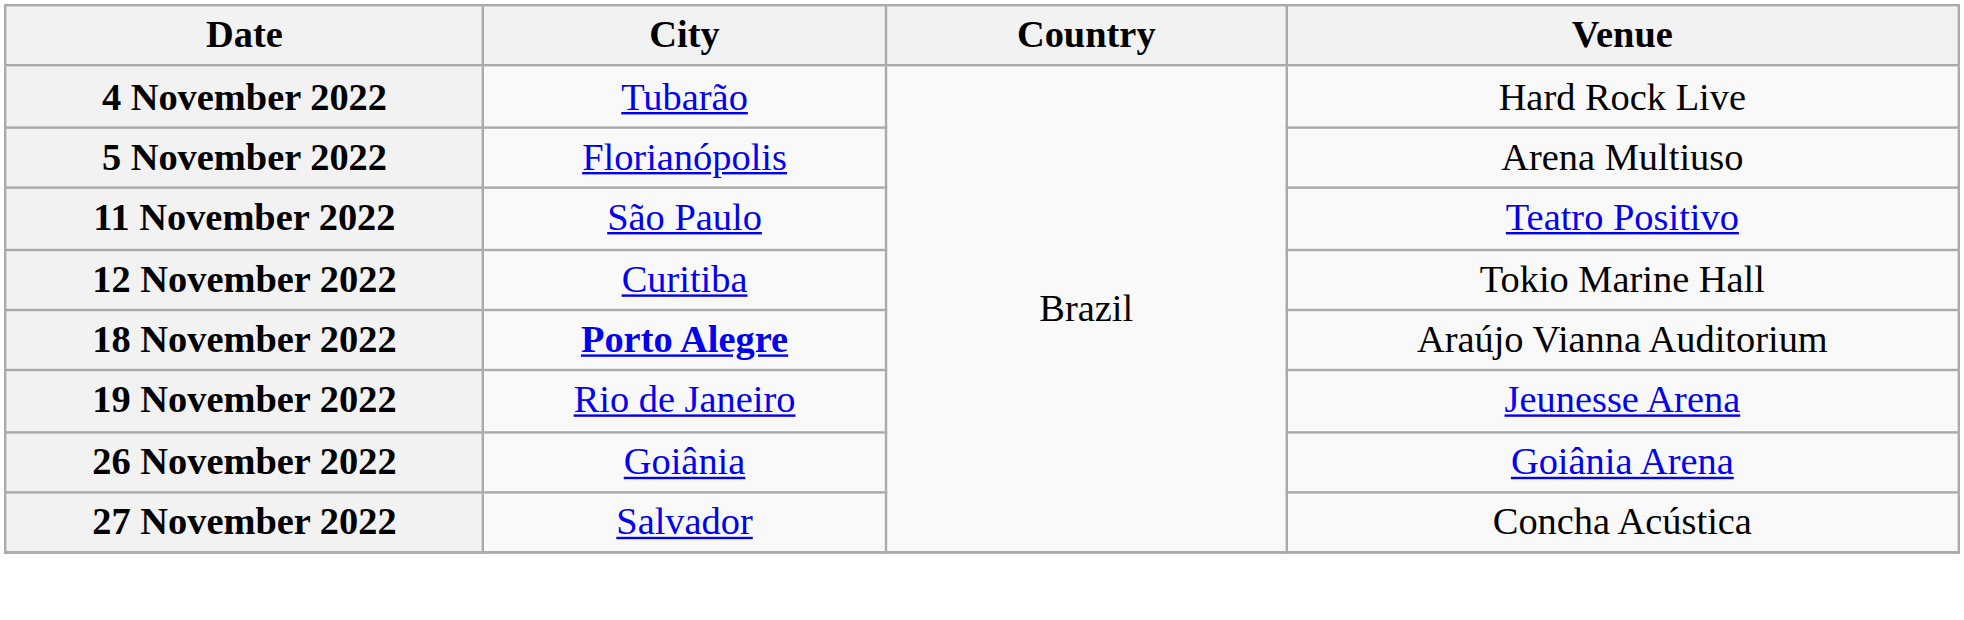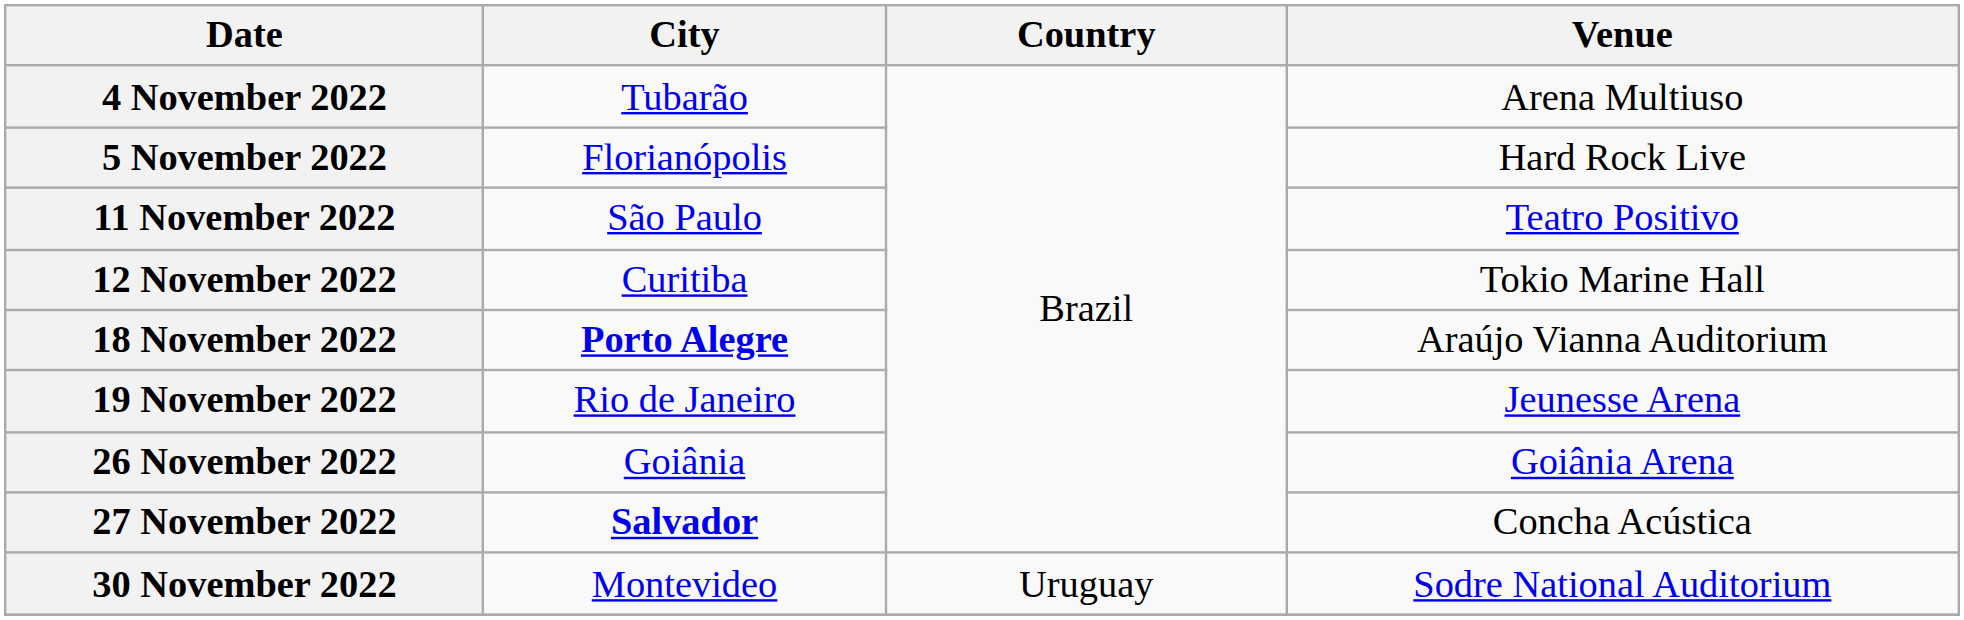(1622, 95) Hard Rock Live -> (1622, 95) Arena Multiuso
(1622, 156) Arena Multiuso -> (1622, 156) Hard Rock Live
(685, 522) normal -> (685, 522) bold
+ row: (244, 583)
